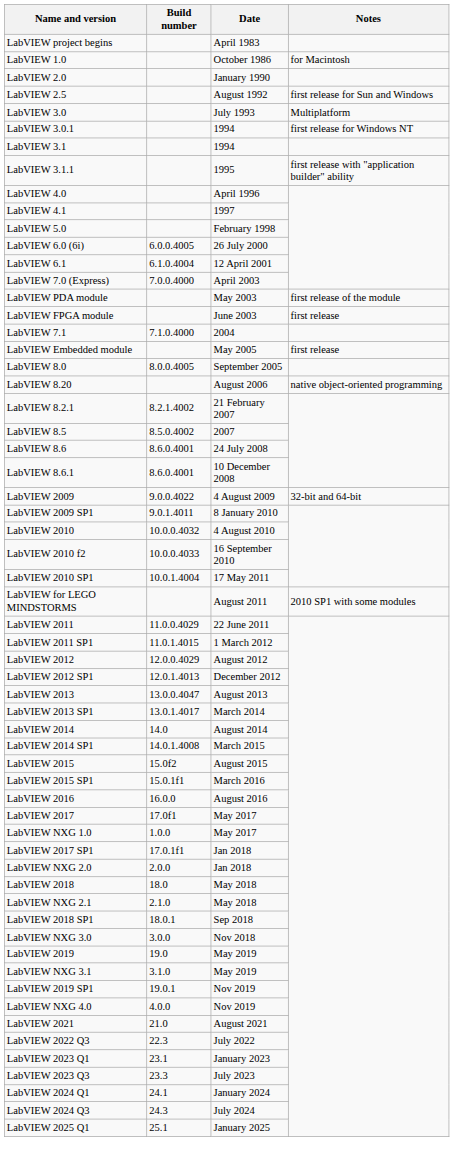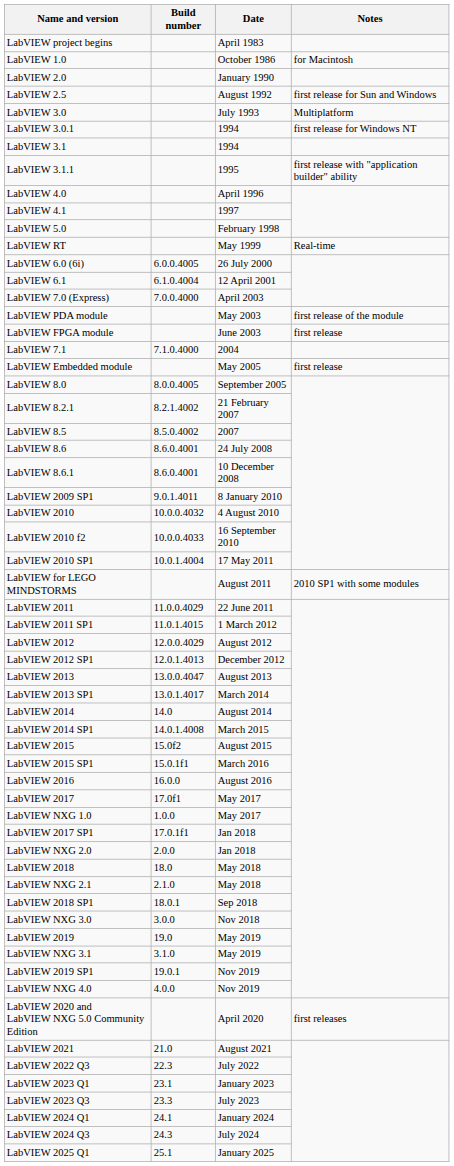+ row: (36, 246)
- row: (39, 385)
- row: (40, 496)
+ row: (76, 1019)
